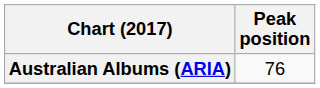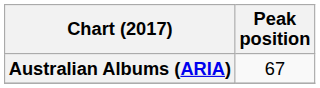(275, 68) 76 -> (275, 68) 67
